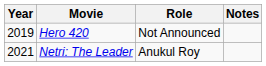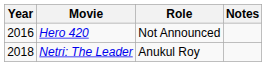(20, 33) 2019 -> (20, 33) 2016
(20, 52) 2021 -> (20, 52) 2018
